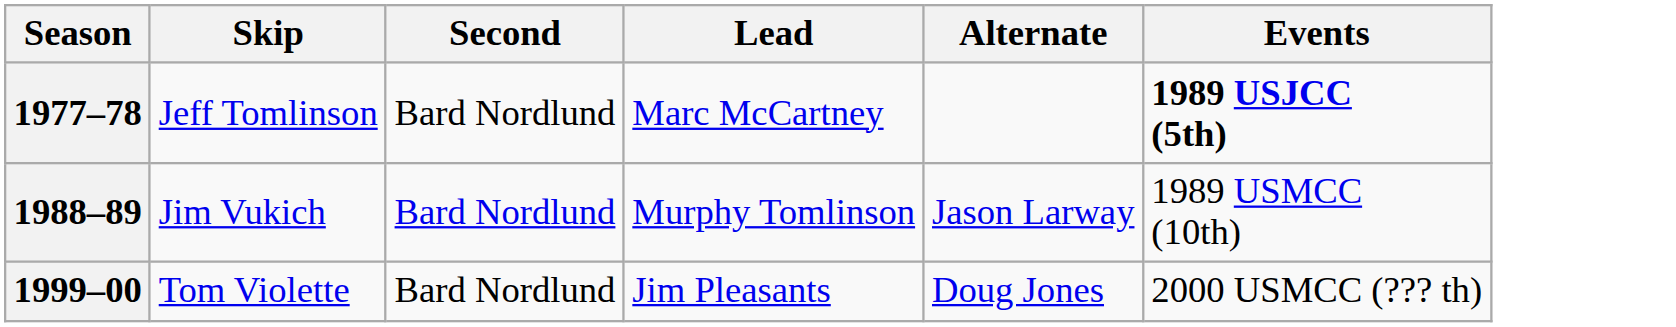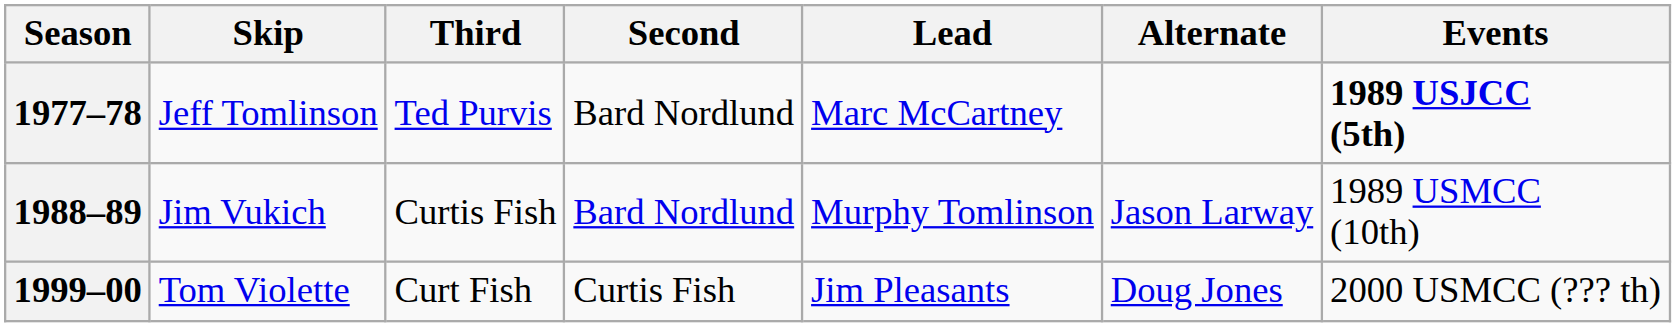+ column: (476, 33)
(505, 290) Bard Nordlund -> (654, 290) Curtis Fish
